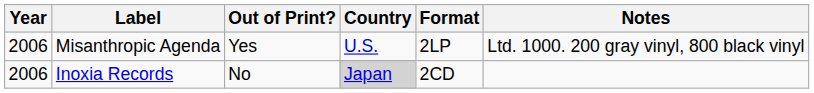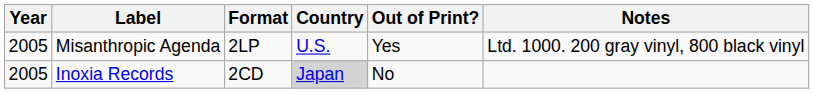columns swapped: (449, 18) <-> (282, 18)
(28, 46) 2006 -> (28, 46) 2005
(28, 74) 2006 -> (28, 74) 2005
